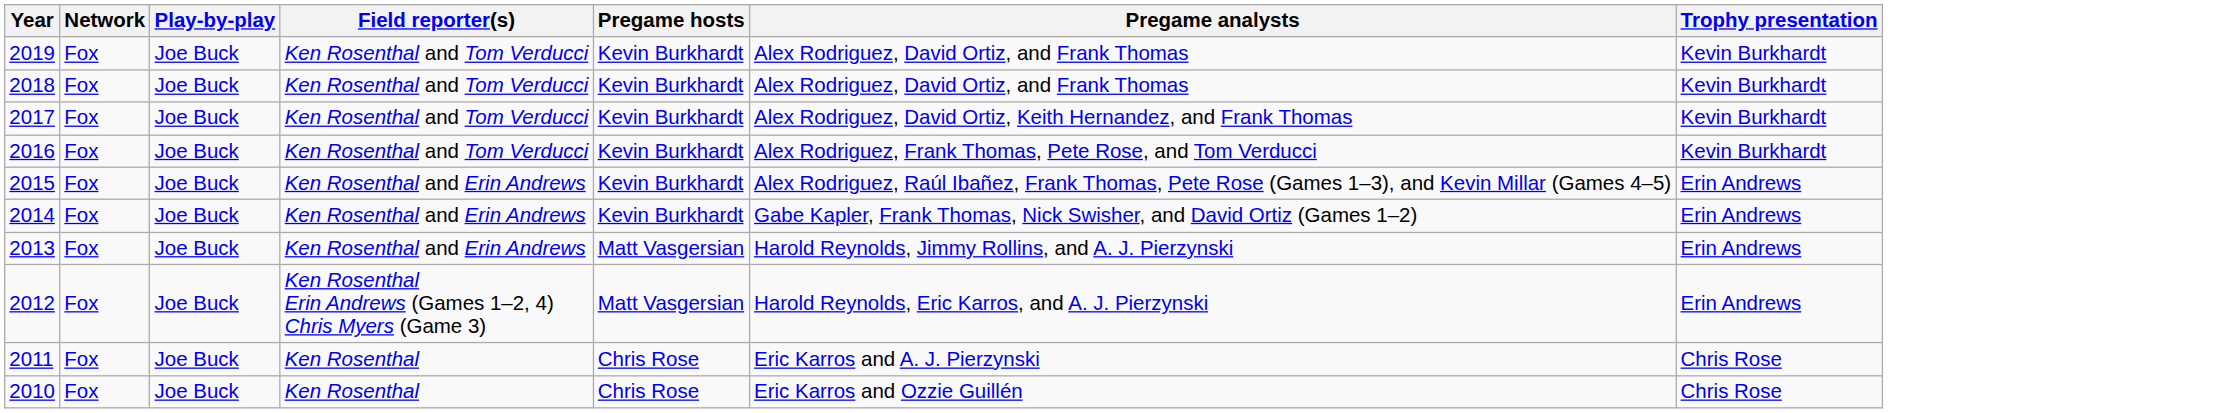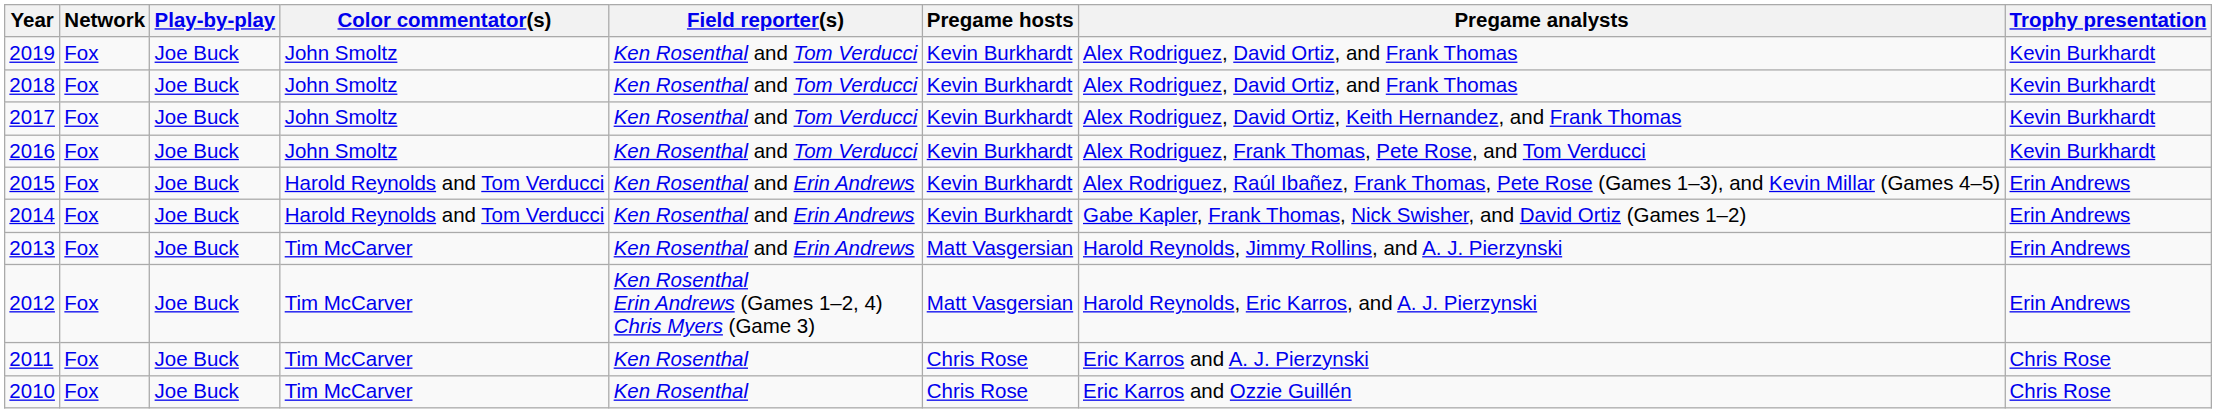+ column: (444, 20)
